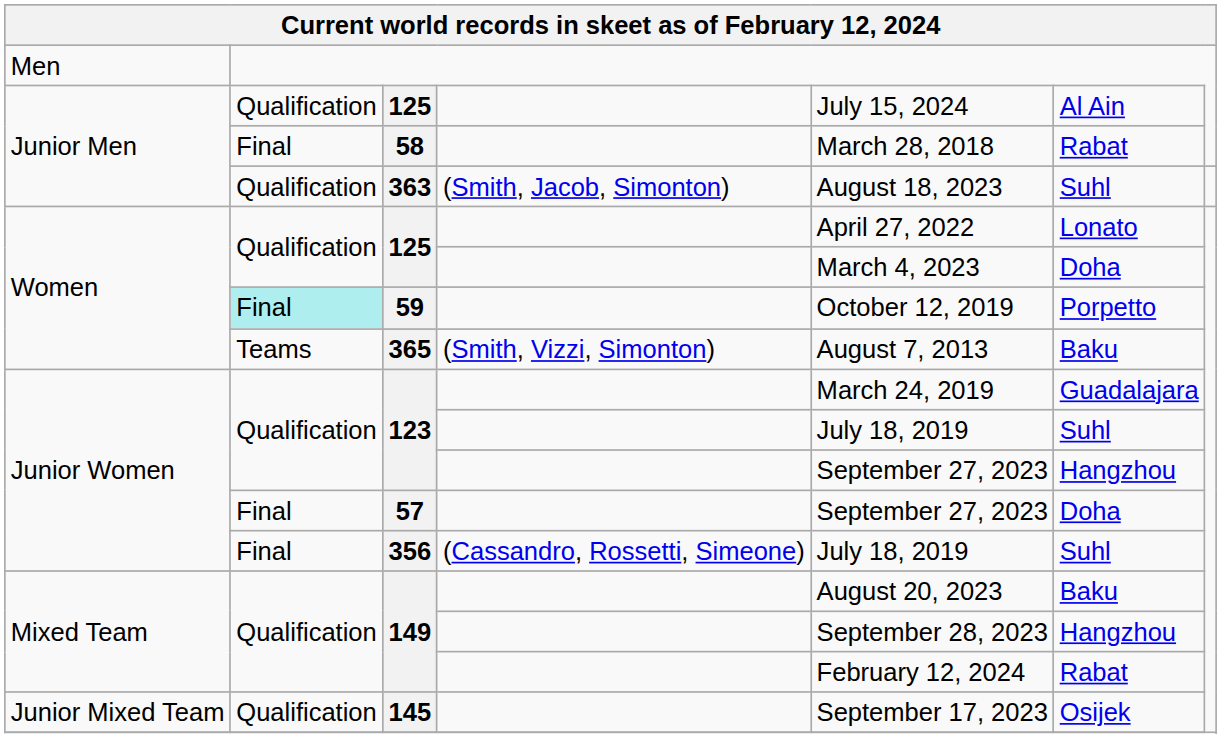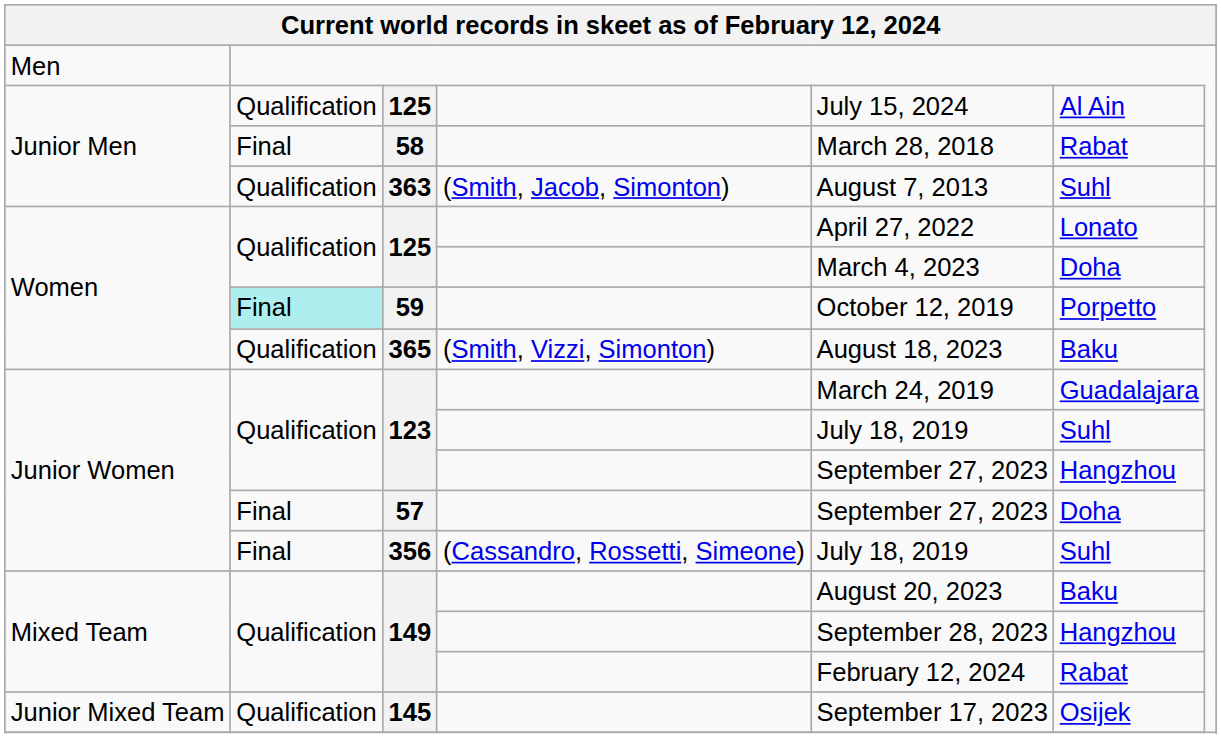(910, 187) August 18, 2023 -> (902, 187) August 7, 2013
(274, 349) Teams -> (307, 349) Qualification
(902, 349) August 7, 2013 -> (910, 349) August 18, 2023
